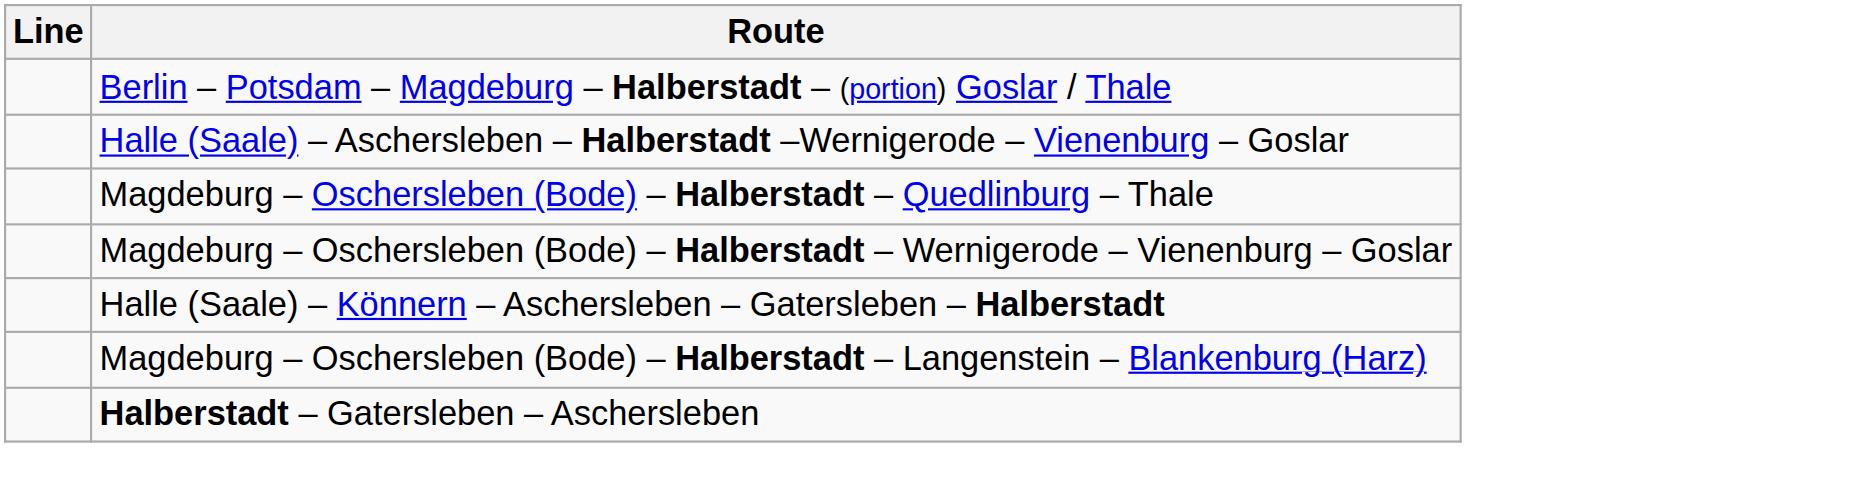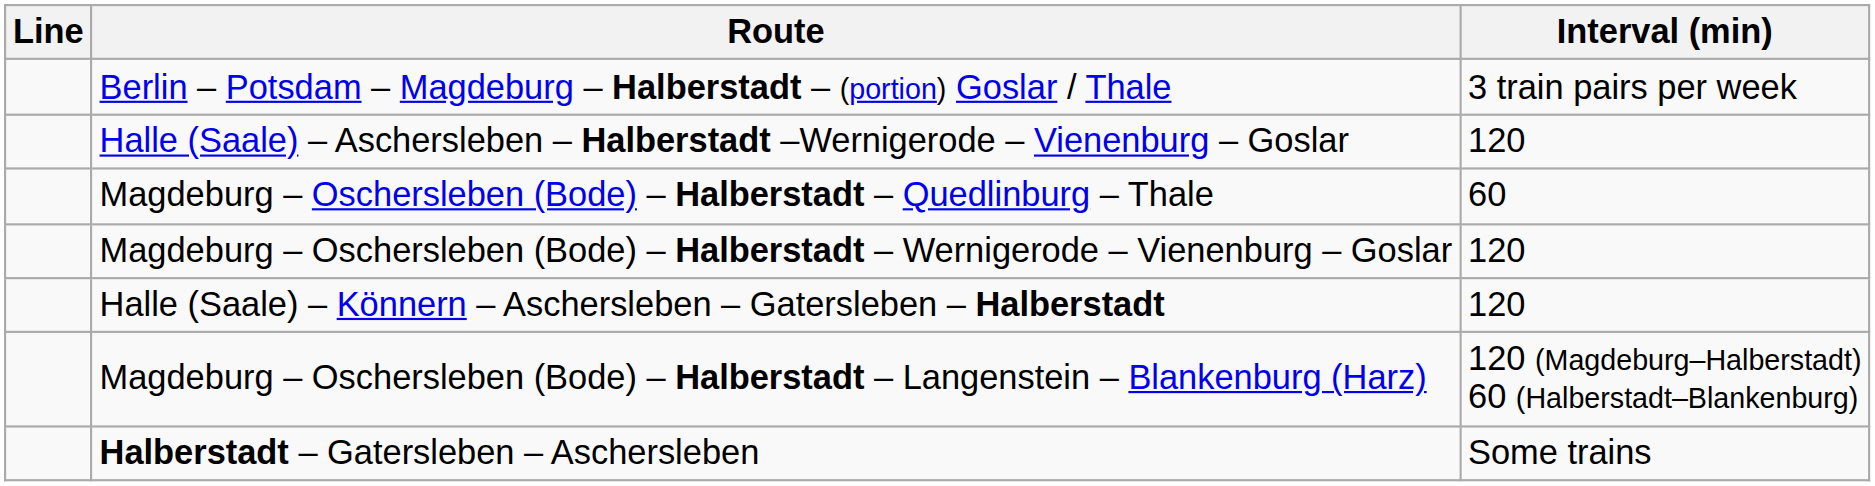+ column: (1665, 31)
